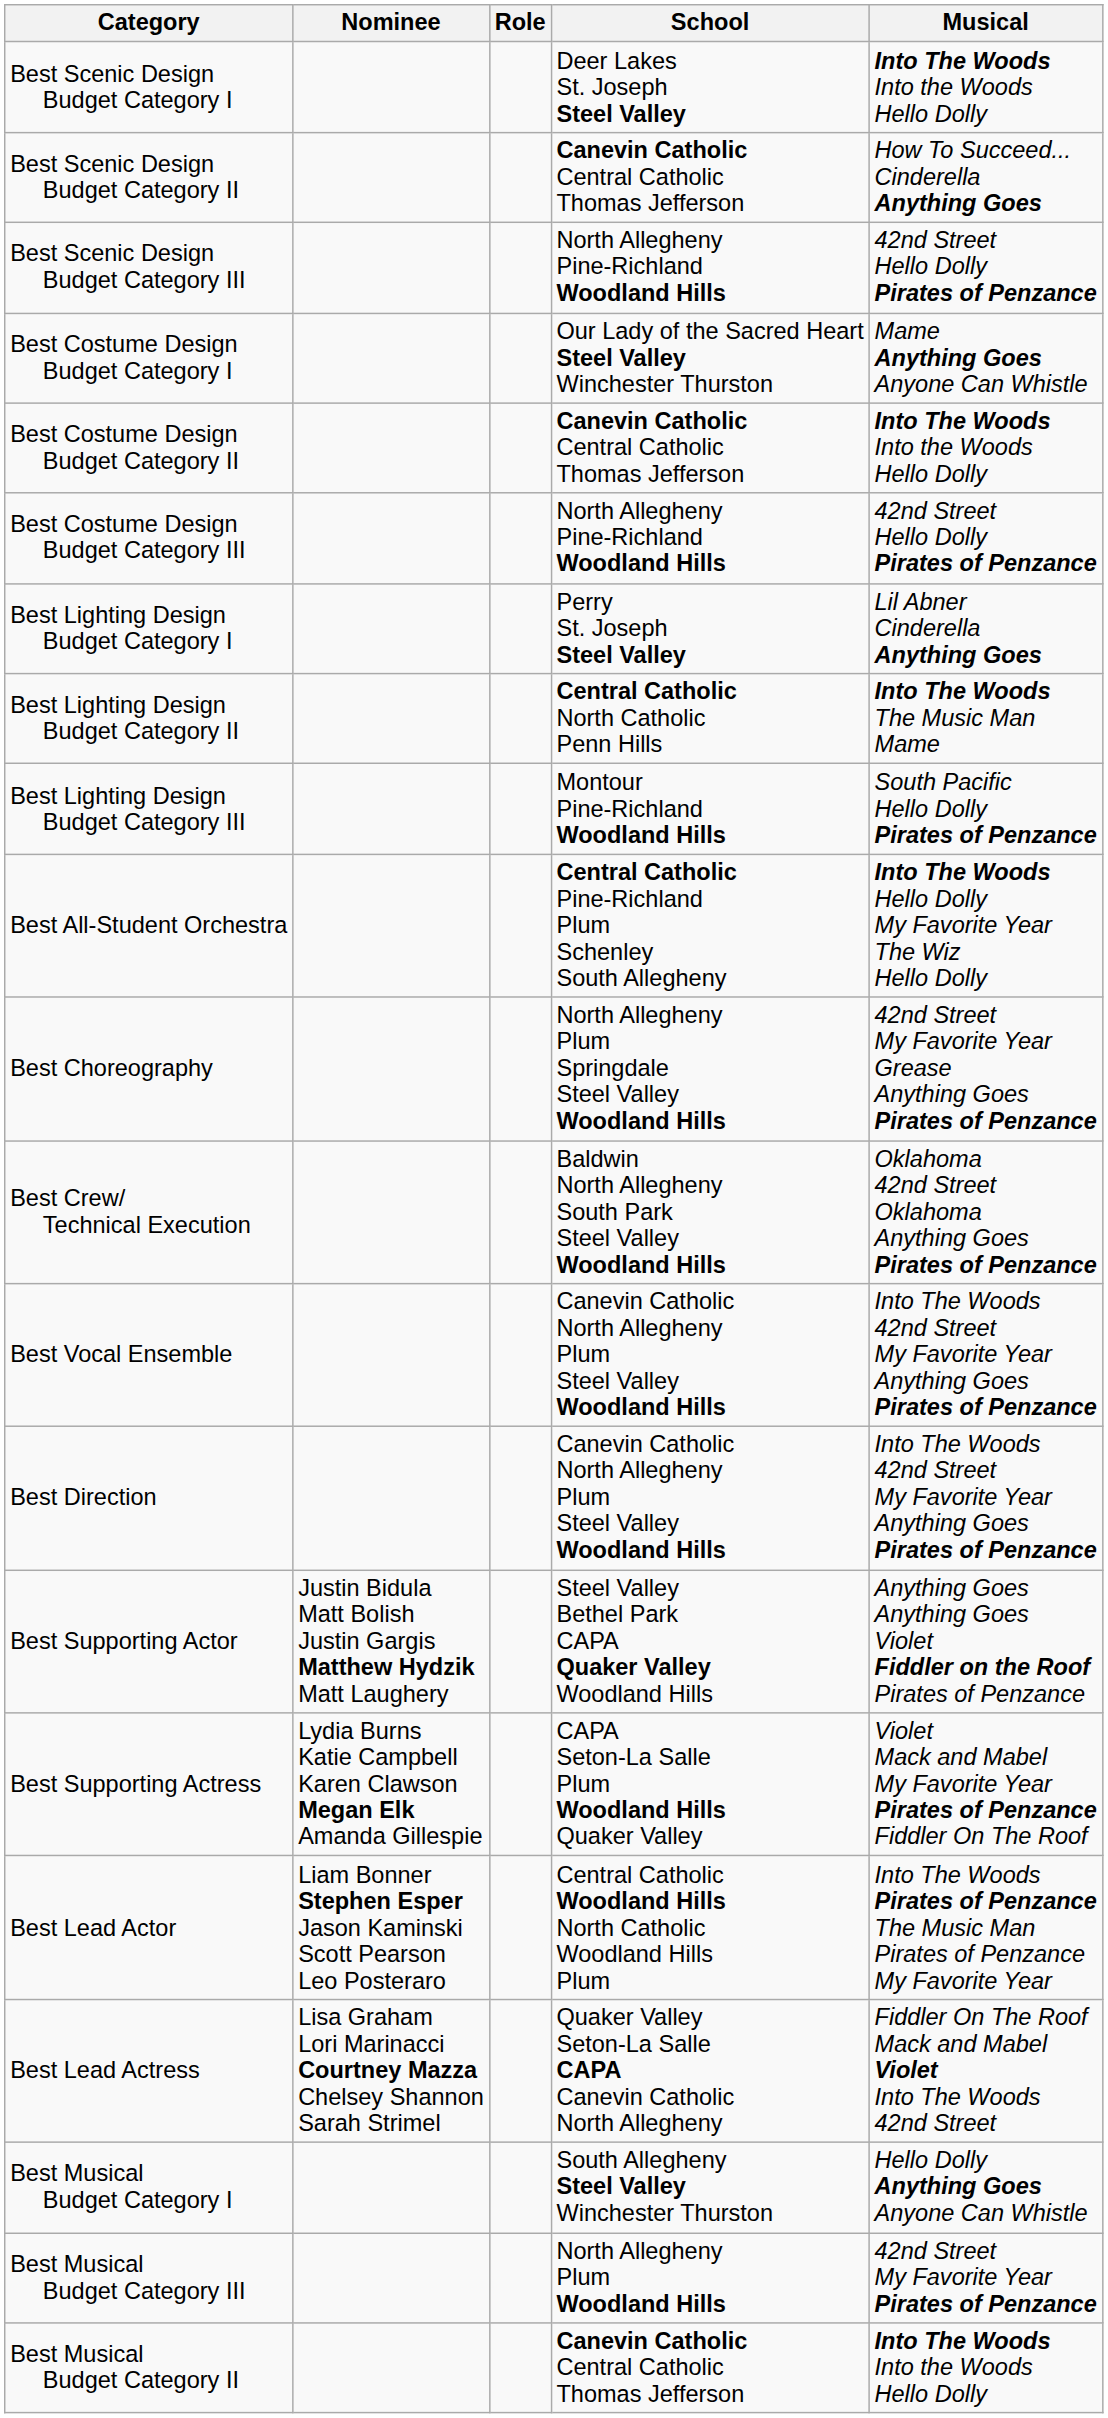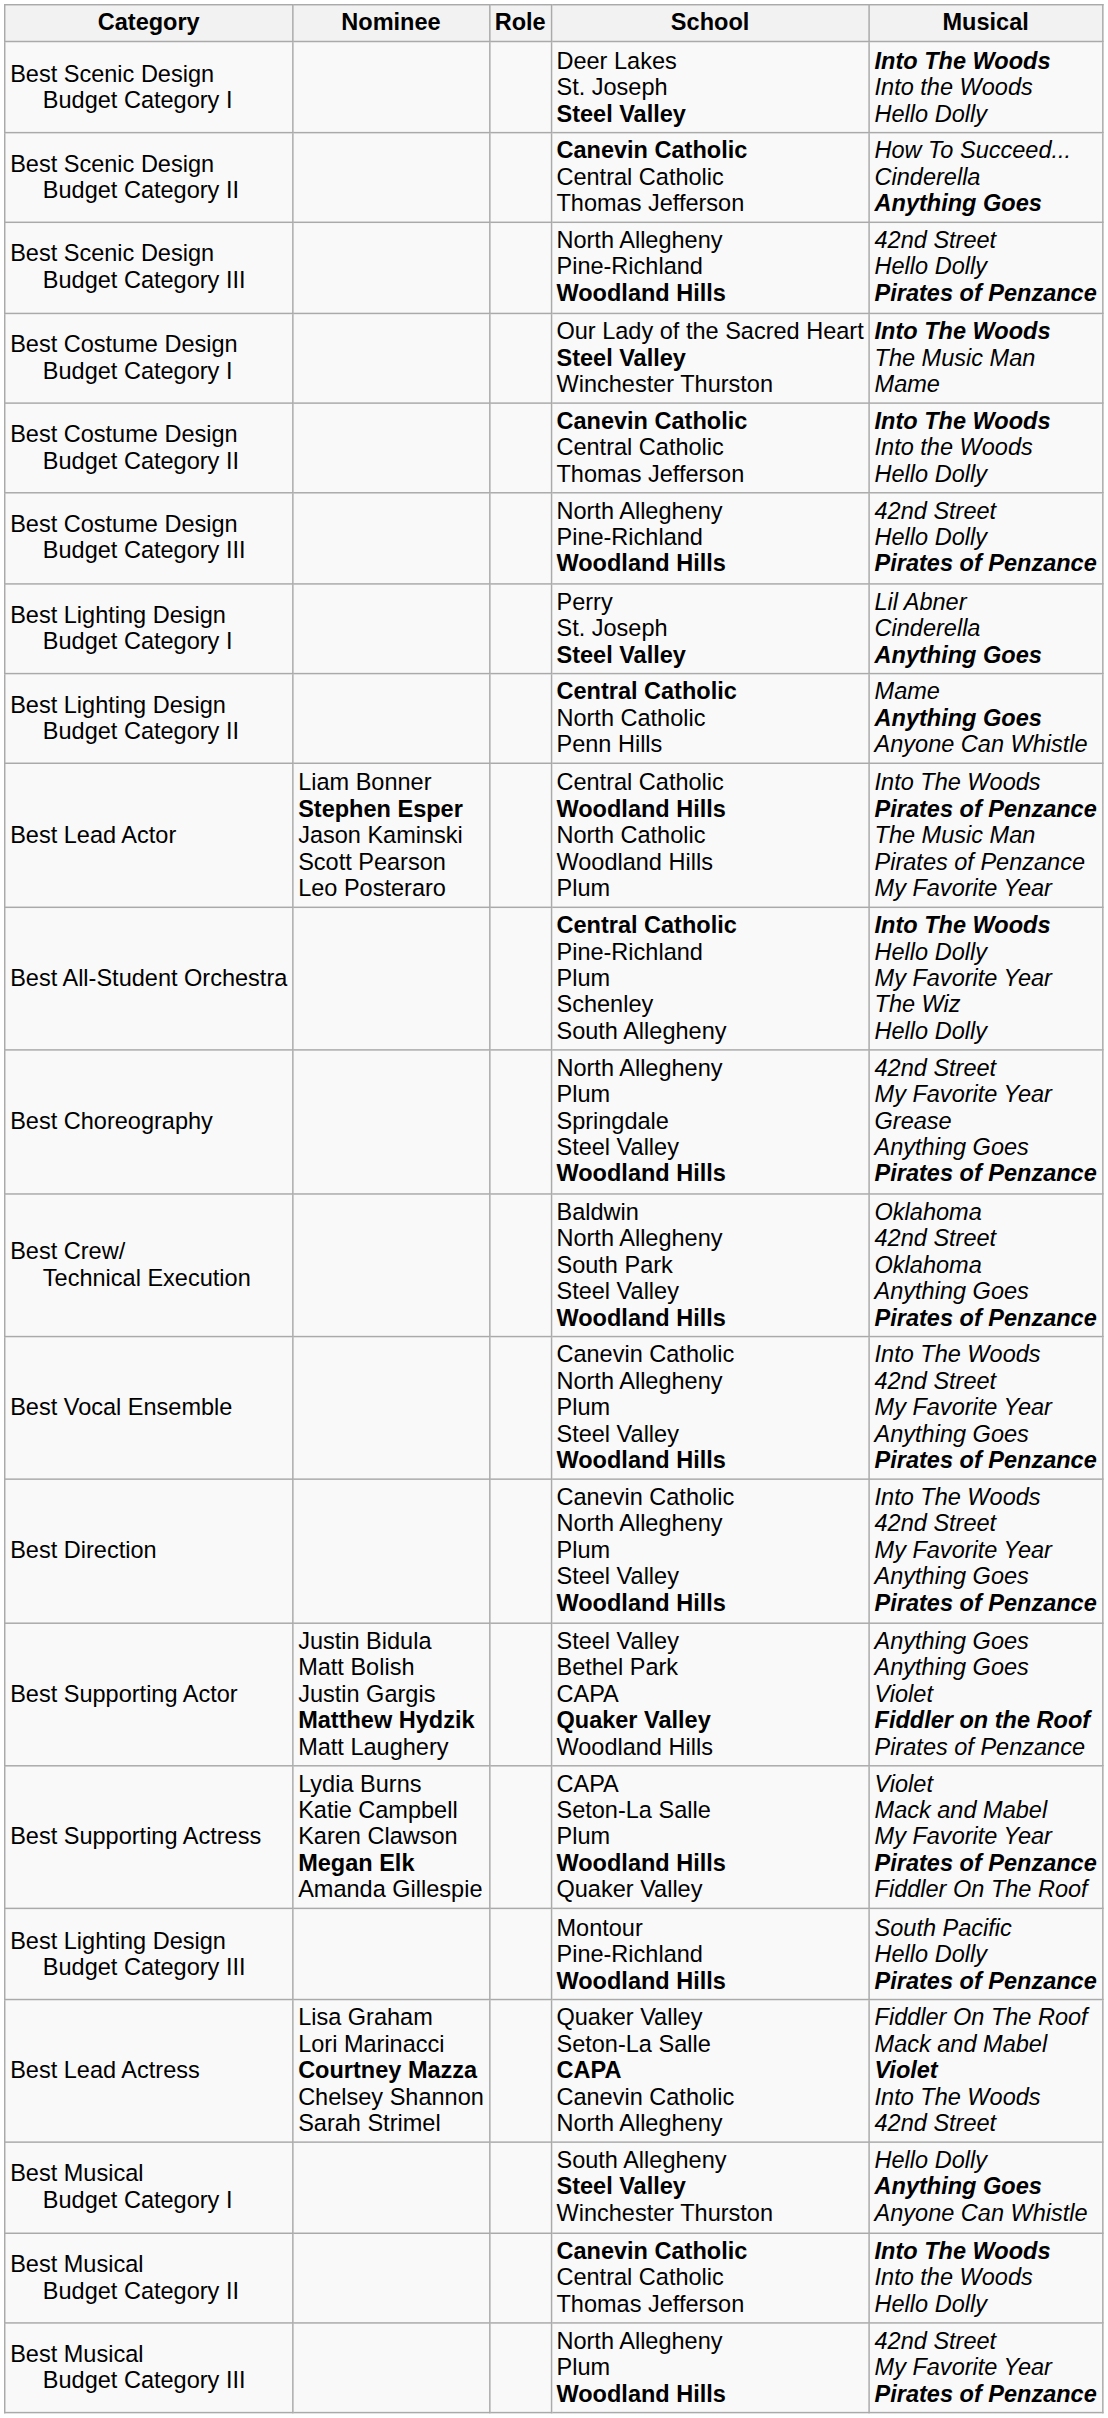(981, 357) Mame Anything Goes Anyone Can Whistle -> (963, 357) Into The Woods The Music Man Mame
(963, 718) Into The Woods The Music Man Mame -> (981, 718) Mame Anything Goes Anyone Can Whistle
rows swapped: (128, 808) <-> (93, 1927)
rows swapped: (125, 2367) <-> (128, 2277)
